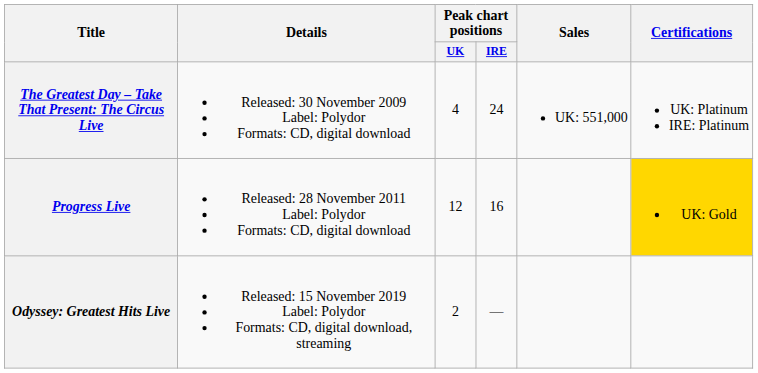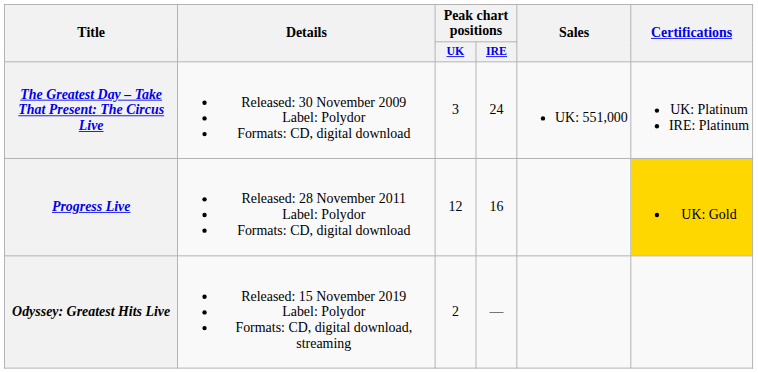(455, 110) 4 -> (455, 110) 3
